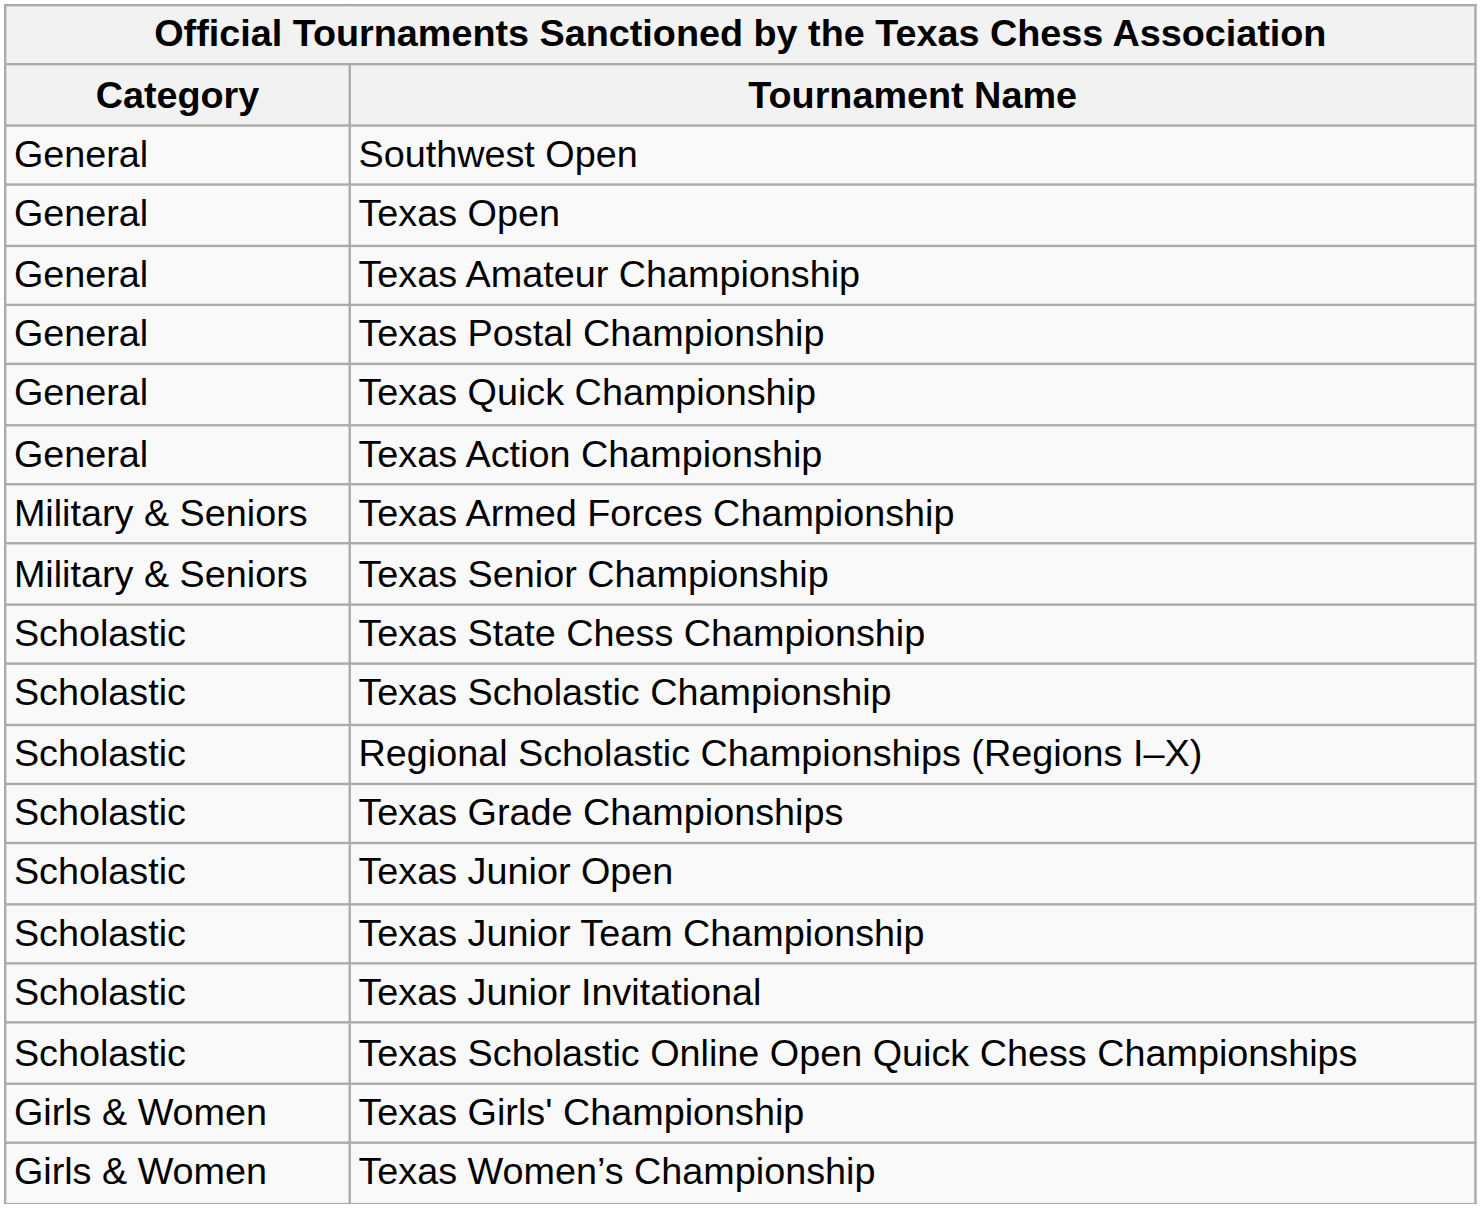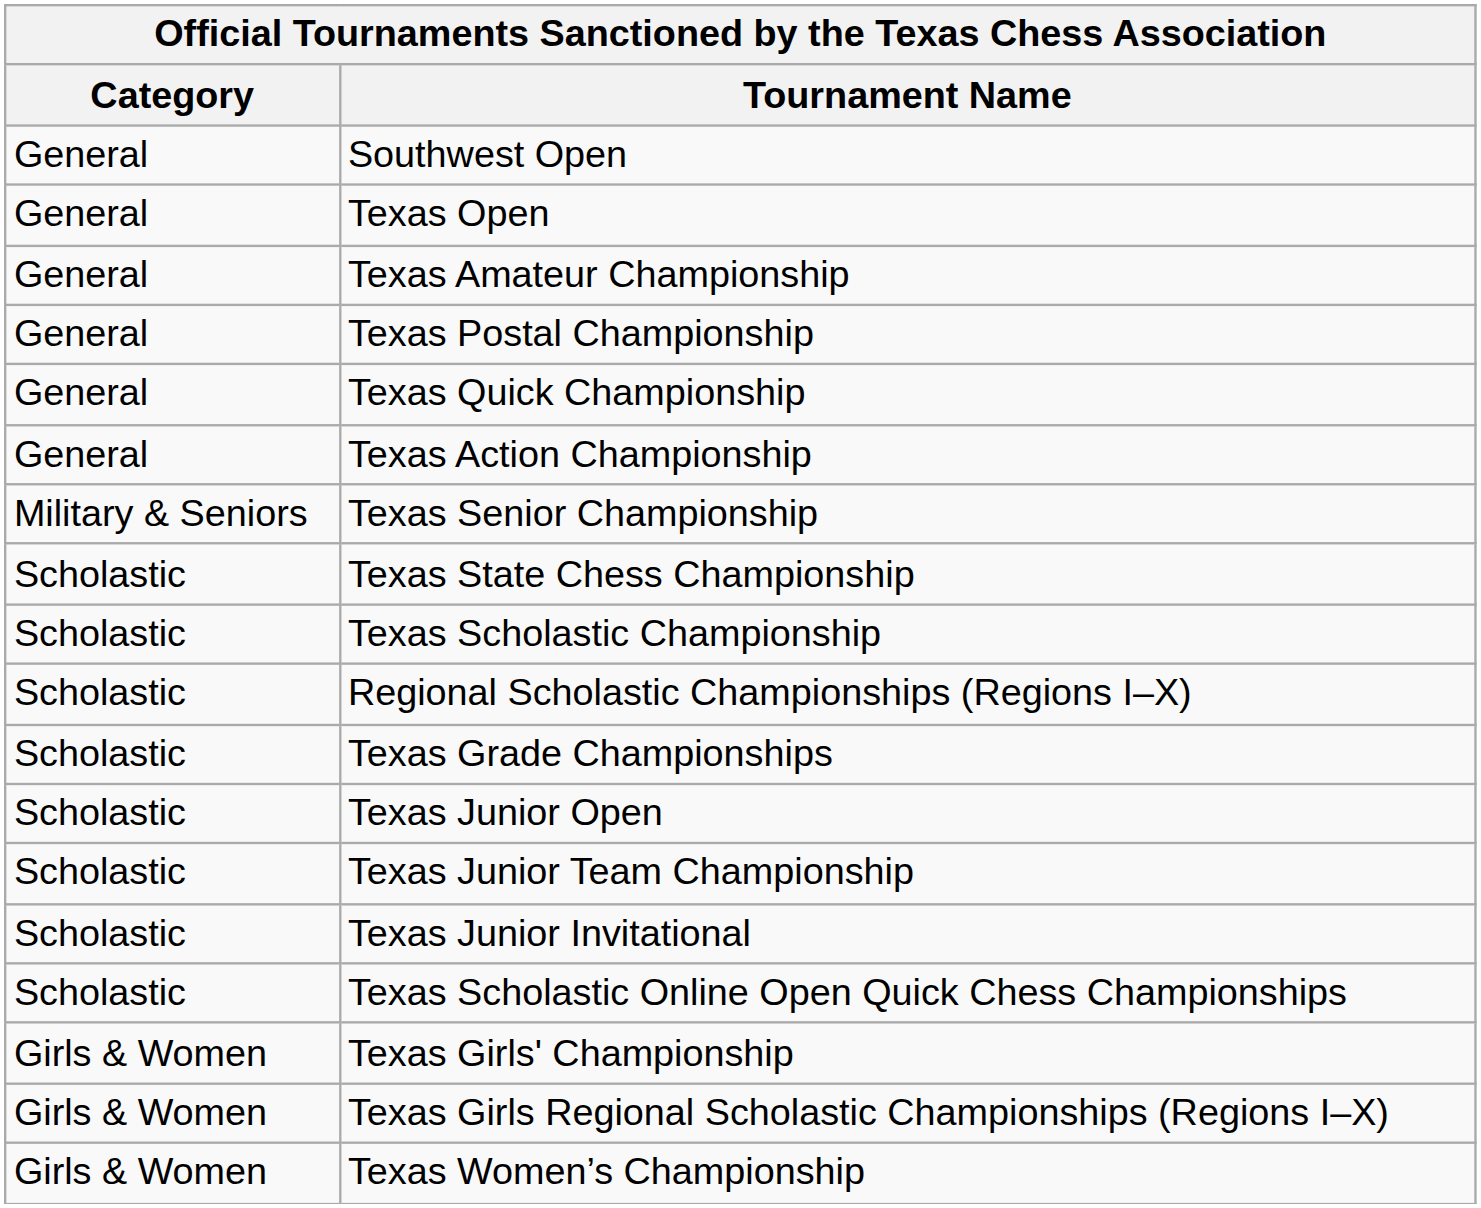- row: (657, 513)
+ row: (868, 1112)
